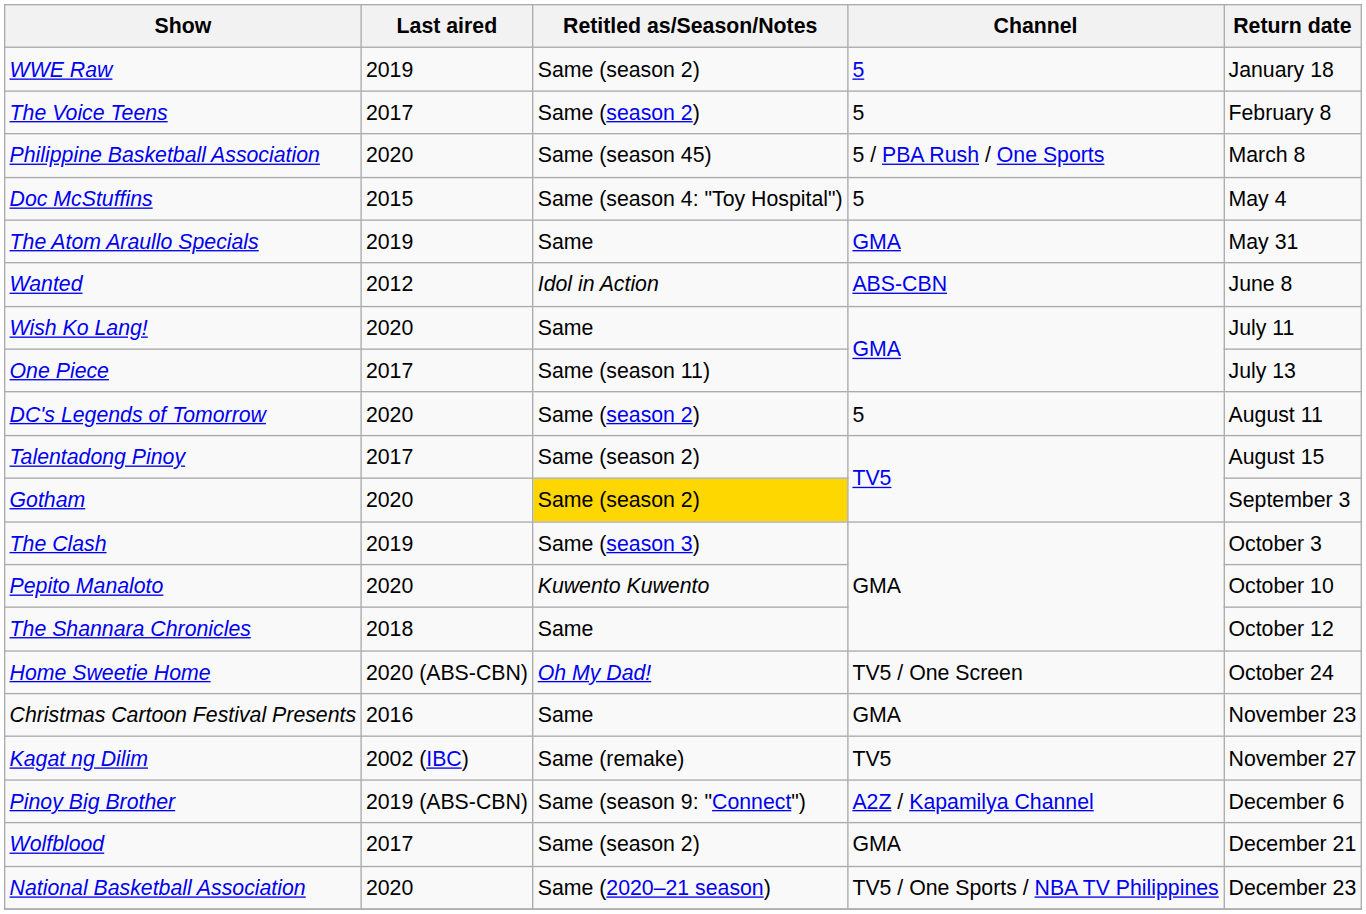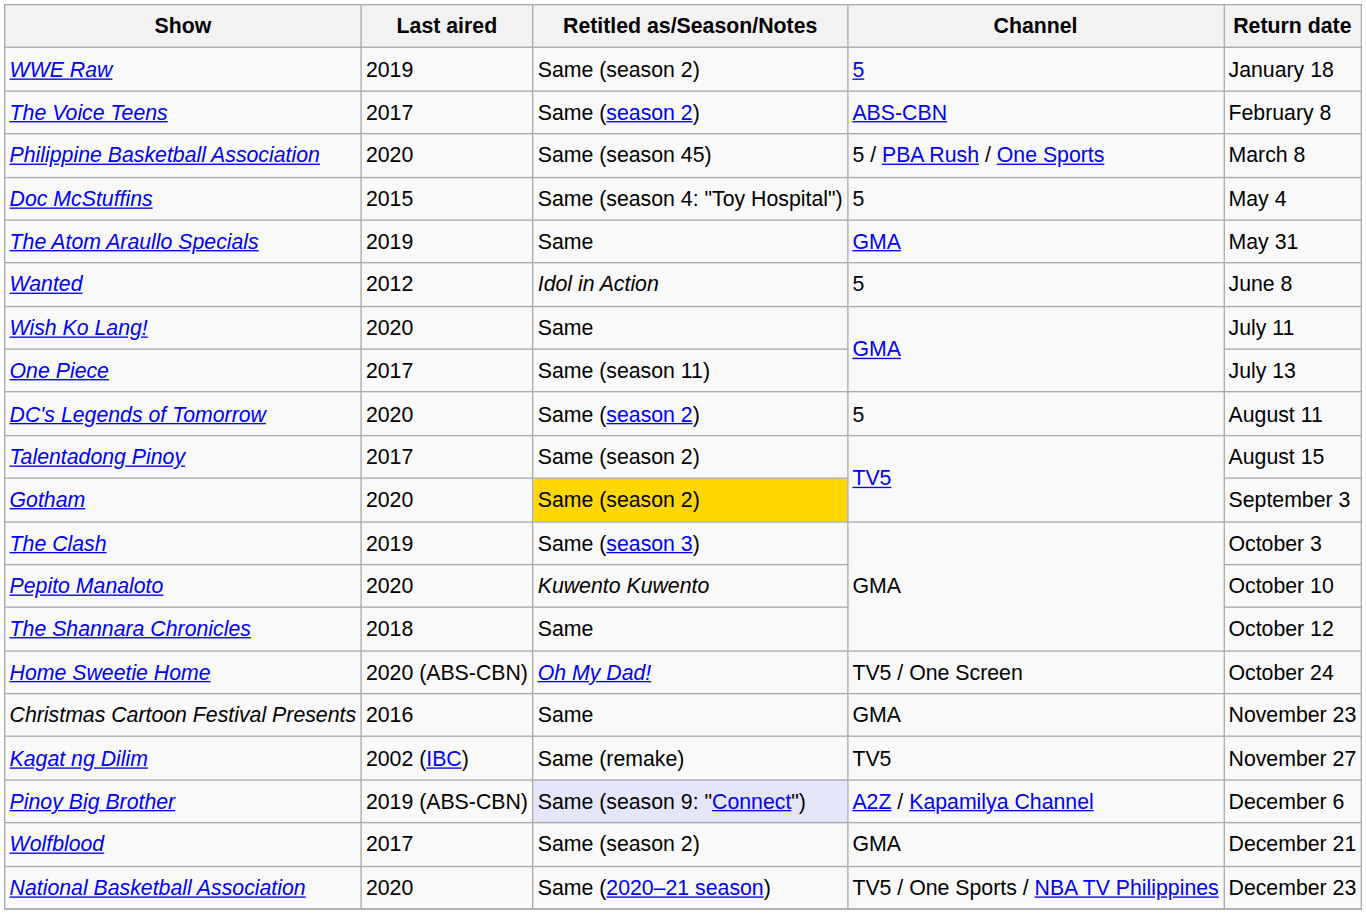(858, 112) 5 -> (900, 112) ABS-CBN
(900, 285) ABS-CBN -> (858, 285) 5
(672, 801) no background -> (672, 801) lavender background
